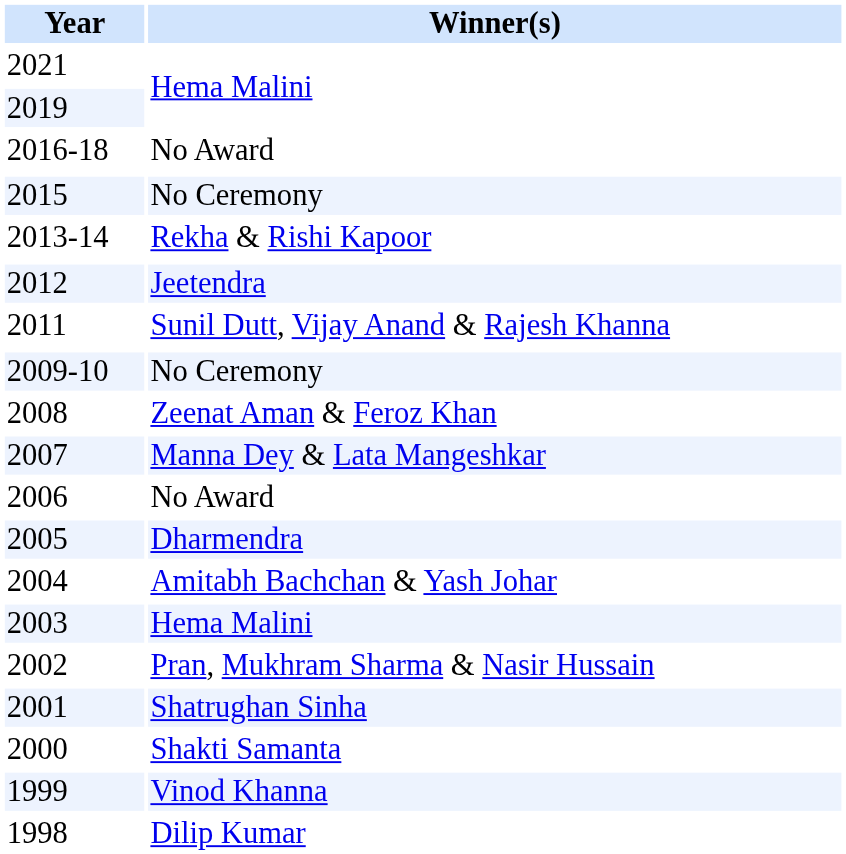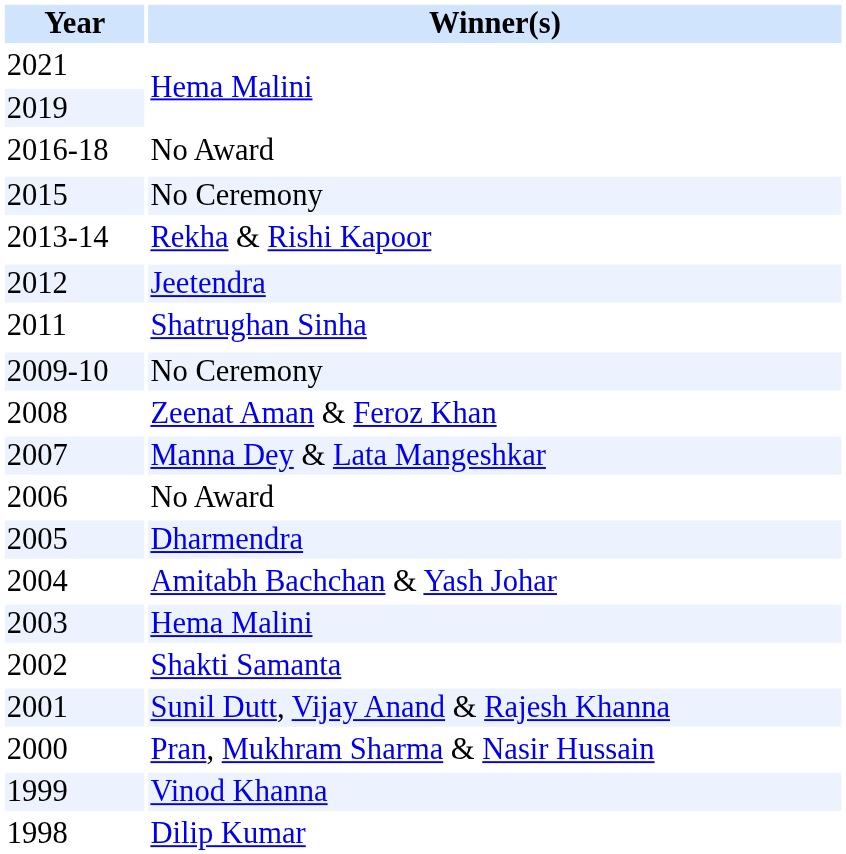(410, 325) Sunil Dutt, Vijay Anand & Rajesh Khanna -> (259, 325) Shatrughan Sinha
(403, 665) Pran, Mukhram Sharma & Nasir Hussain -> (246, 665) Shakti Samanta
(259, 707) Shatrughan Sinha -> (410, 707) Sunil Dutt, Vijay Anand & Rajesh Khanna
(246, 749) Shakti Samanta -> (403, 749) Pran, Mukhram Sharma & Nasir Hussain
